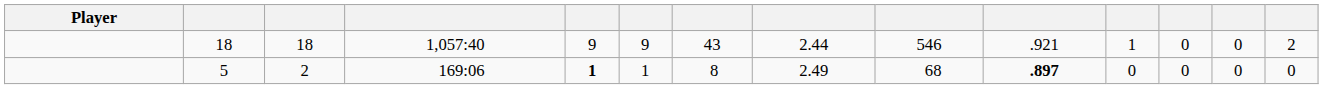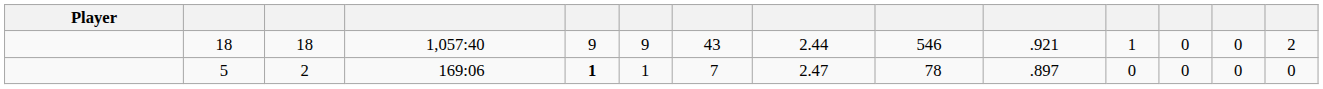(712, 70) 8 -> (712, 70) 7
(814, 70) 2.49 -> (814, 70) 2.47
(929, 70) 68 -> (929, 70) 78
(1044, 70) bold -> (1044, 70) normal
